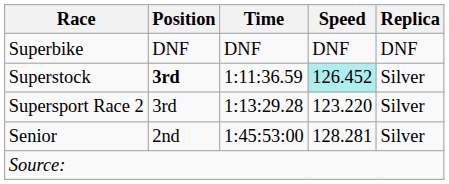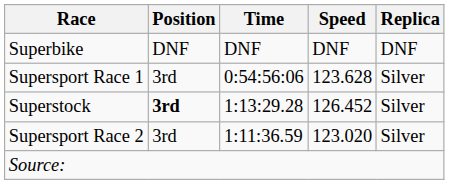+ row: (76, 77)
(263, 77) 1:11:36.59 -> (264, 106) 1:13:29.28
(342, 77) paleturquoise background -> (342, 106) no background
(264, 106) 1:13:29.28 -> (263, 135) 1:11:36.59
(342, 106) 123.220 -> (342, 135) 123.020
- row: (33, 135)
